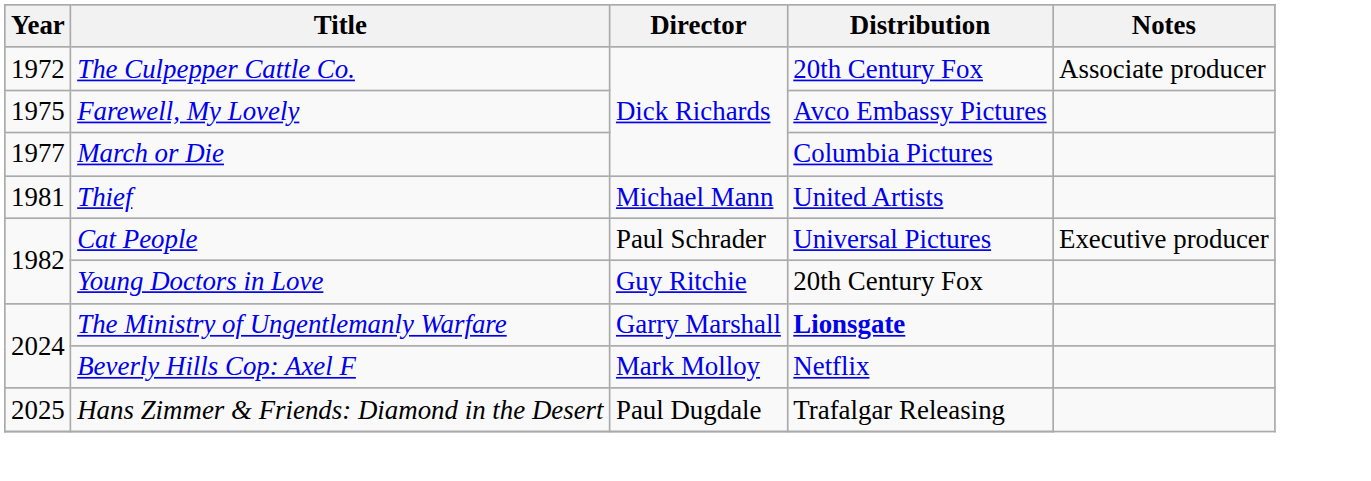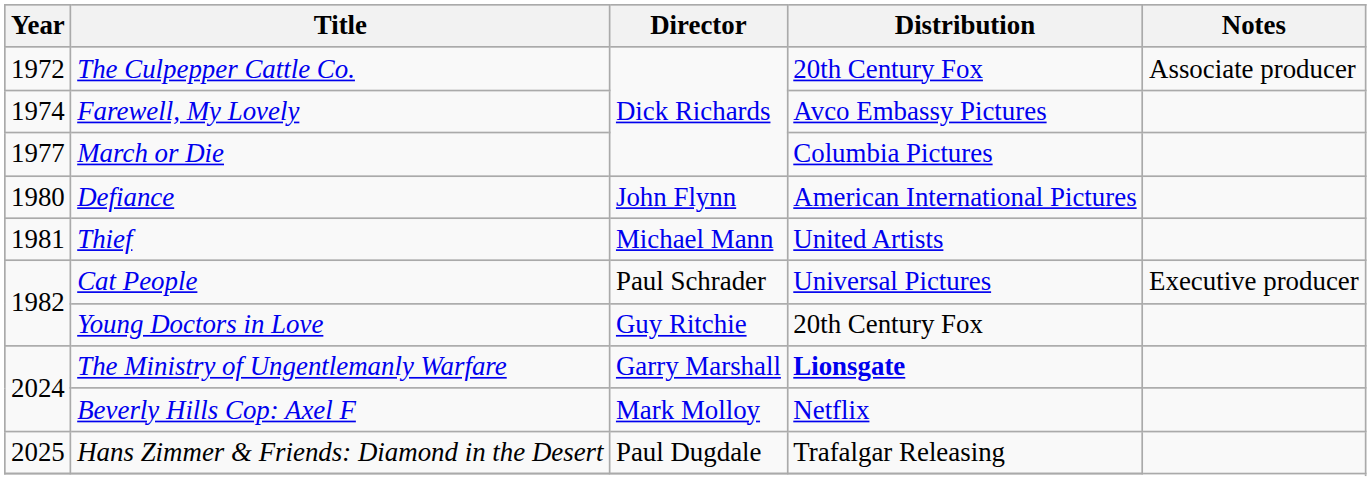(38, 111) 1975 -> (38, 111) 1974
+ row: (126, 196)
